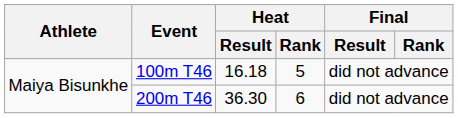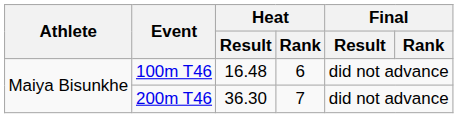(246, 71) 16.18 -> (246, 71) 16.48
(300, 71) 5 -> (300, 71) 6
(300, 98) 6 -> (300, 98) 7
